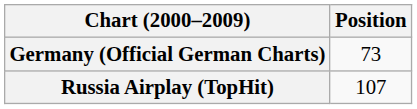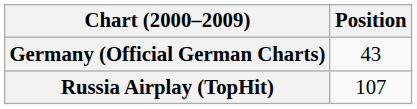(371, 53) 73 -> (371, 53) 43
